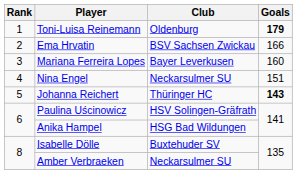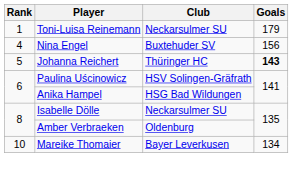(174, 29) Oldenburg -> (186, 29) Neckarsulmer SU
(275, 29) bold -> (271, 29) normal
- row: (66, 45)
- row: (91, 62)
(191, 78) Neckarsulmer SU -> (180, 45) Buxtehuder SV
(275, 78) 151 -> (271, 45) 156
(185, 144) Buxtehuder SV -> (186, 111) Neckarsulmer SU
(191, 161) Neckarsulmer SU -> (170, 128) Oldenburg
+ row: (79, 144)
